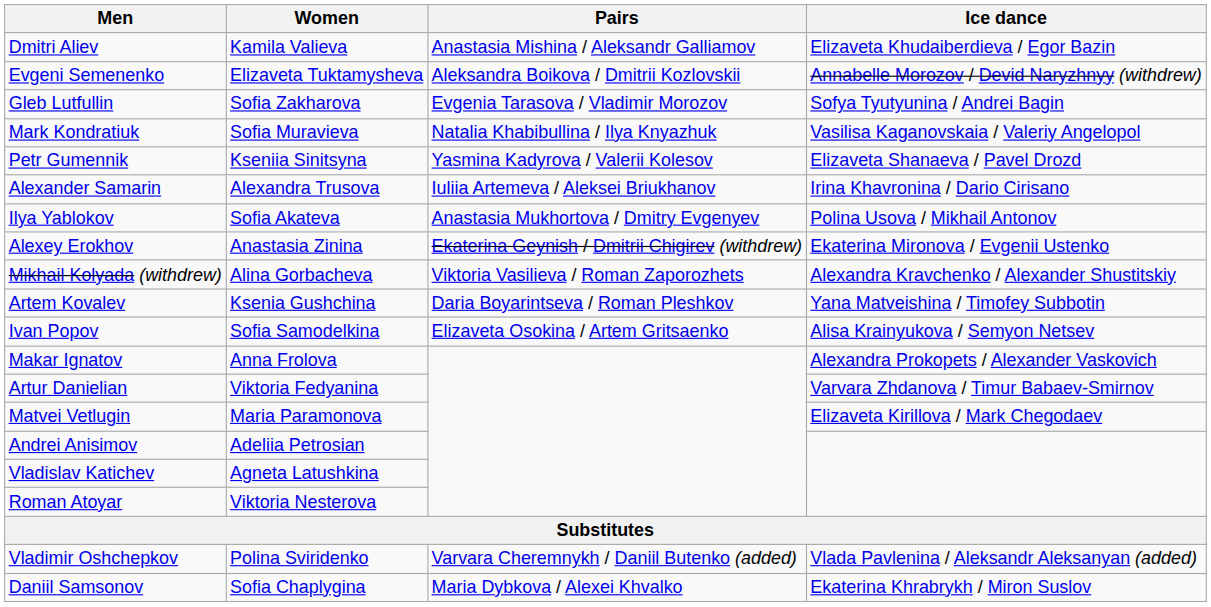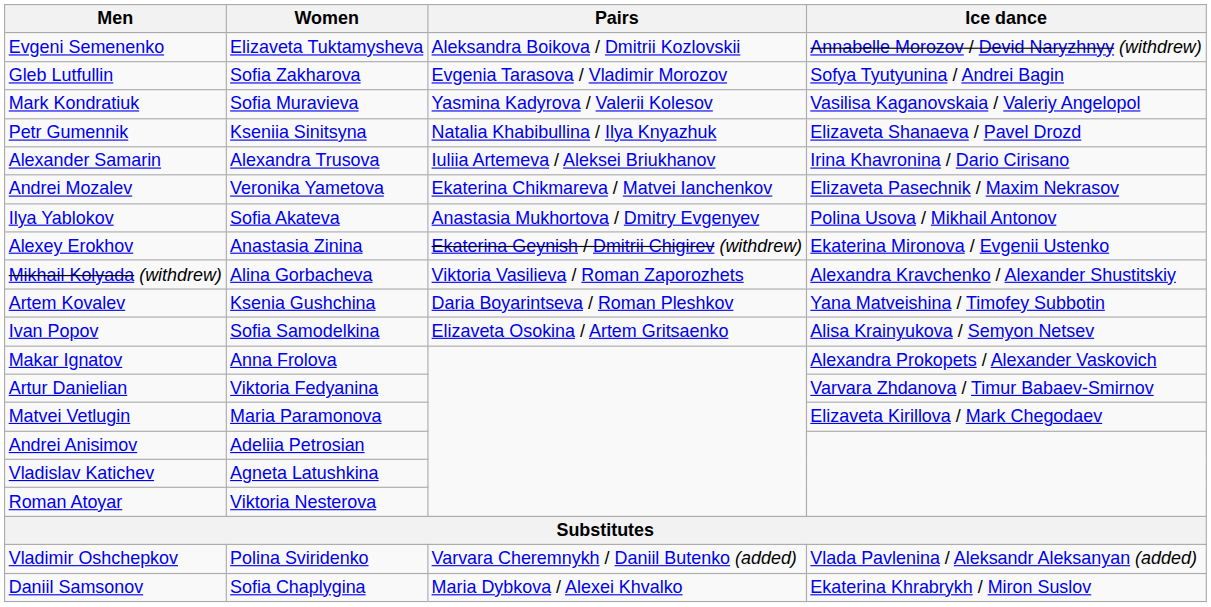- row: (53, 47)
(574, 132) Natalia Khabibullina / Ilya Knyazhuk -> (572, 103) Yasmina Kadyrova / Valerii Kolesov
(572, 160) Yasmina Kadyrova / Valerii Kolesov -> (574, 132) Natalia Khabibullina / Ilya Knyazhuk
+ row: (70, 189)
